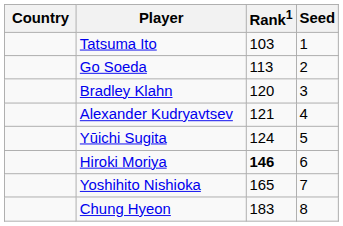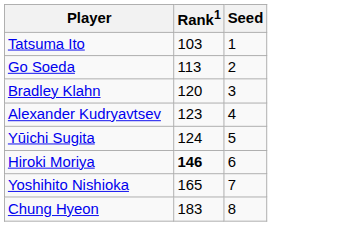- column: (40, 18)
(262, 114) 121 -> (190, 114) 123
